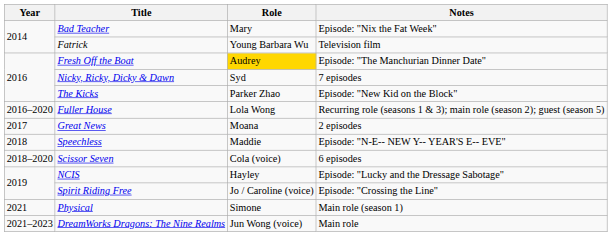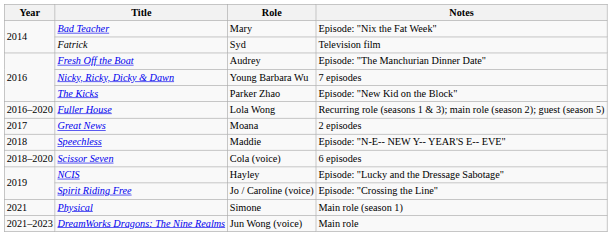(269, 45) Young Barbara Wu -> (238, 45) Syd
(245, 61) gold background -> (245, 61) no background
(238, 77) Syd -> (269, 77) Young Barbara Wu
